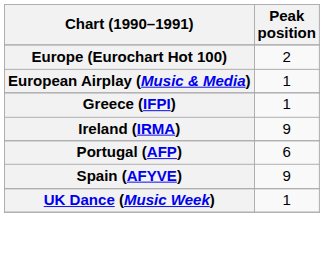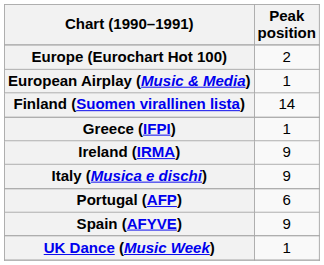+ row: (129, 104)
+ row: (129, 176)
